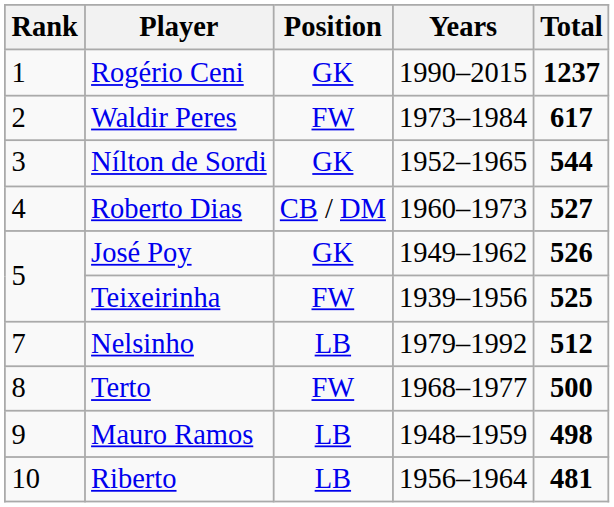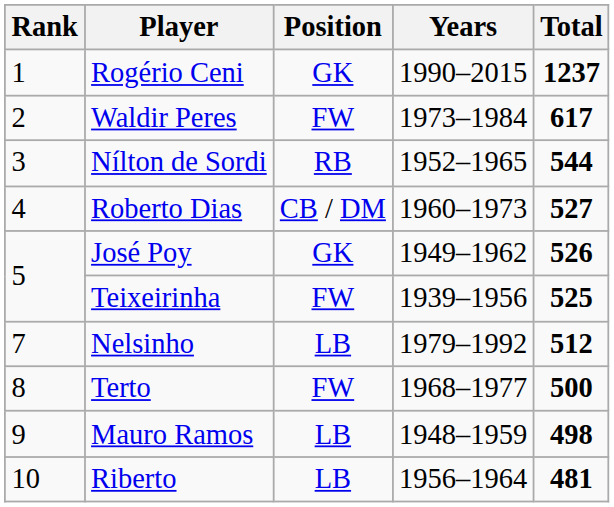(333, 162) GK -> (333, 162) RB
